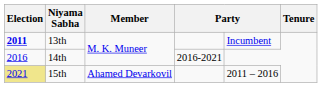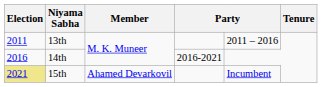(17, 40) bold -> (17, 40) normal
(249, 40) Incumbent -> (252, 40) 2011 – 2016
(252, 73) 2011 – 2016 -> (249, 73) Incumbent
